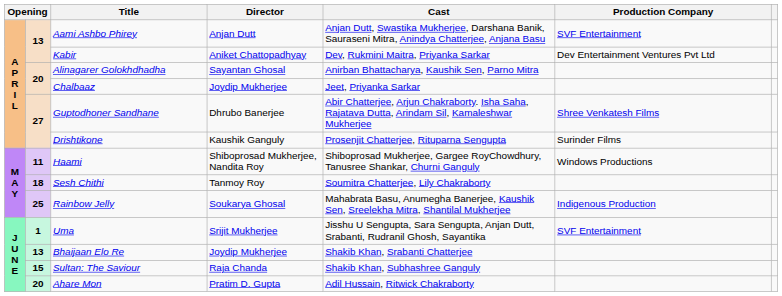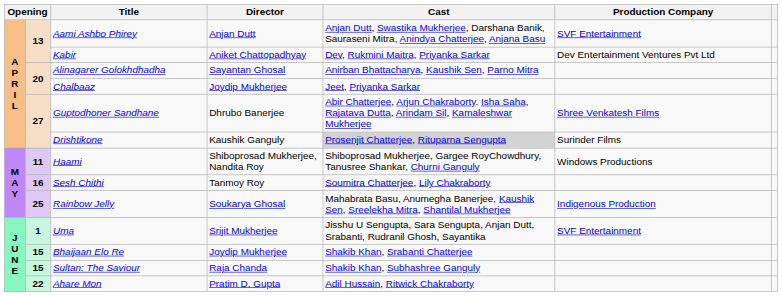(416, 140) no background -> (416, 140) lightgrey background
(38, 182) 18 -> (38, 182) 16
(38, 252) 13 -> (38, 252) 15
(38, 283) 20 -> (38, 283) 22
